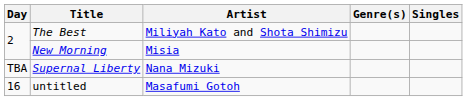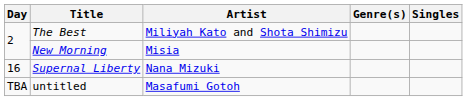(17, 68) TBA -> (14, 68) 16
(14, 86) 16 -> (17, 86) TBA
